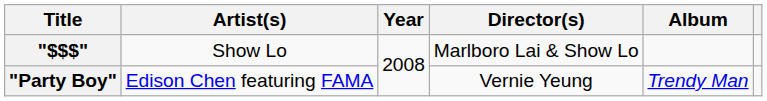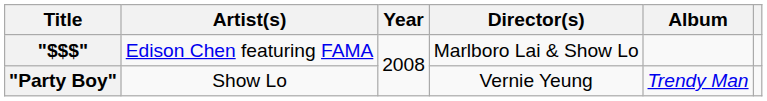(250, 50) Show Lo -> (250, 50) Edison Chen featuring FAMA
(250, 80) Edison Chen featuring FAMA -> (250, 80) Show Lo
